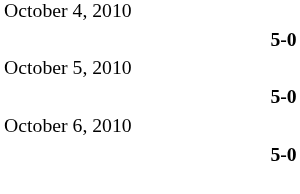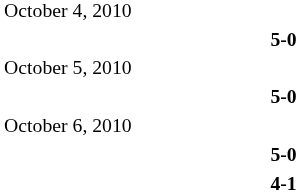+ row: (107, 183)
